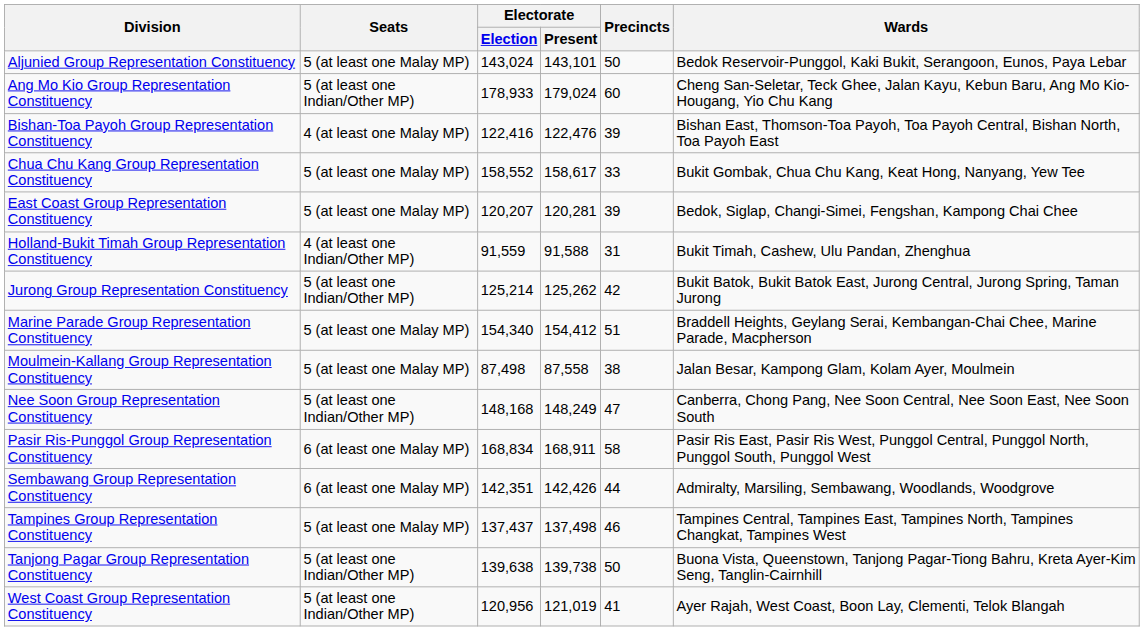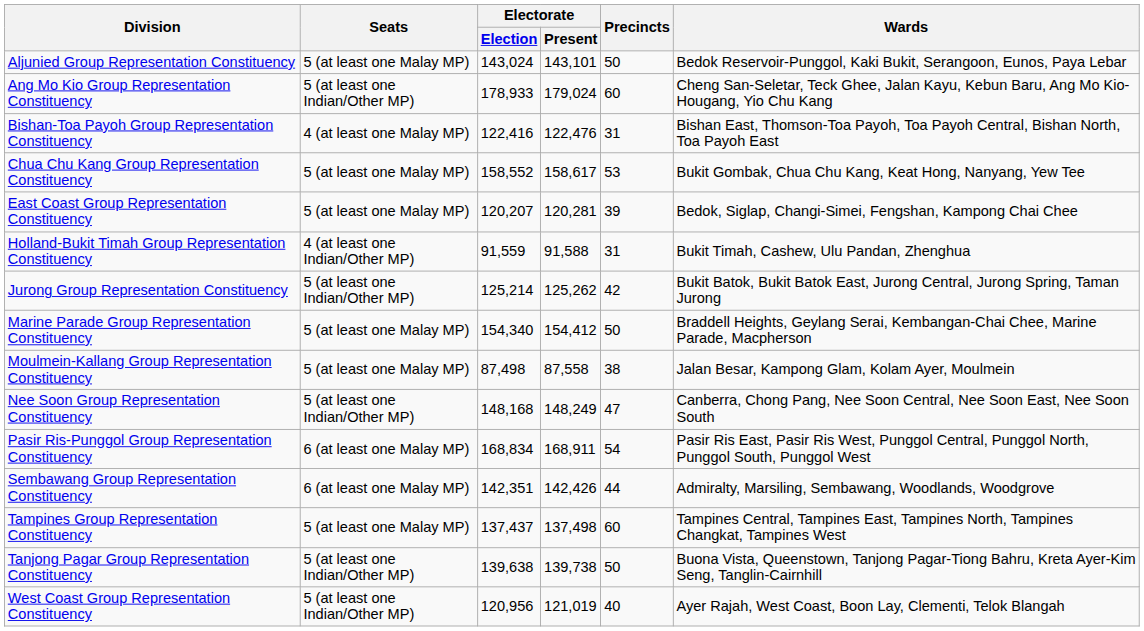(612, 132) 39 -> (612, 132) 31
(612, 172) 33 -> (612, 172) 53
(612, 330) 51 -> (612, 330) 50
(612, 448) 58 -> (612, 448) 54
(612, 527) 46 -> (612, 527) 60
(612, 606) 41 -> (612, 606) 40
